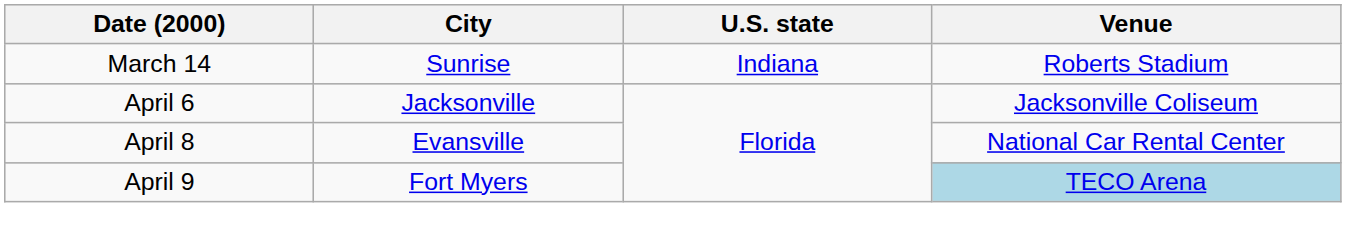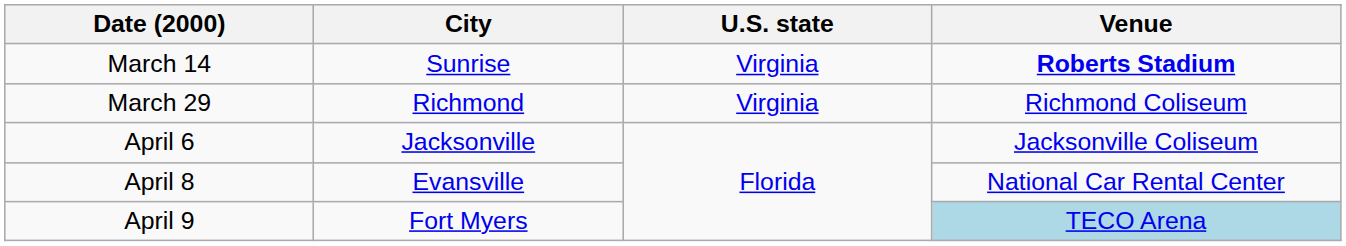(777, 63) Indiana -> (777, 63) Virginia
(1136, 63) normal -> (1136, 63) bold
+ row: (159, 102)
